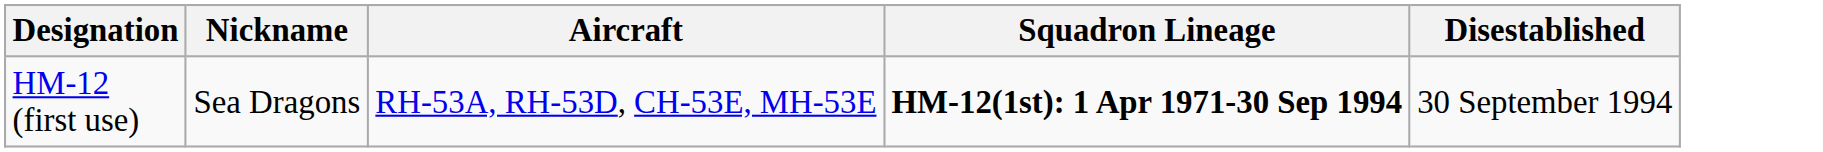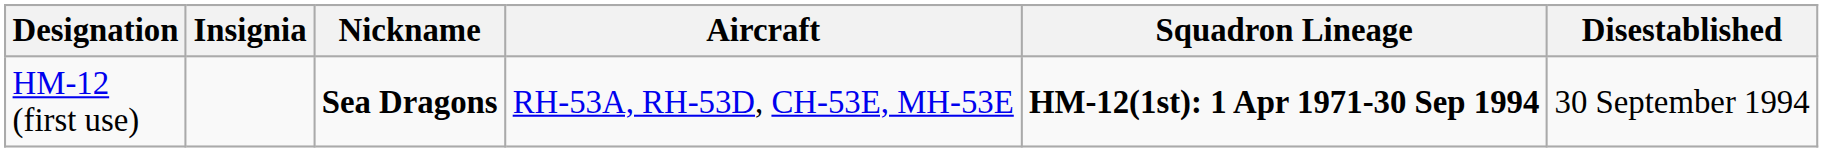+ column: (250, 30)
(277, 100) normal -> (410, 100) bold
